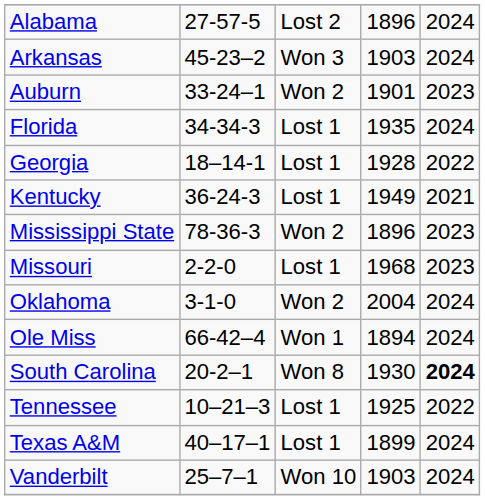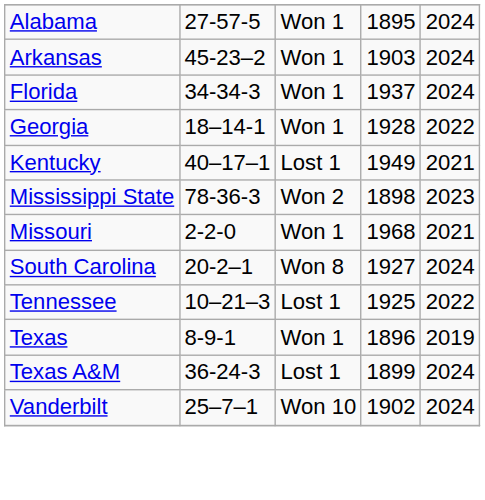(311, 22) Lost 2 -> (312, 22) Won 1
(391, 22) 1896 -> (391, 22) 1895
(312, 57) Won 3 -> (312, 57) Won 1
- row: (45, 92)
(311, 127) Lost 1 -> (312, 92) Won 1
(391, 127) 1935 -> (391, 92) 1937
(311, 162) Lost 1 -> (312, 127) Won 1
(222, 197) 36-24-3 -> (227, 162) 40–17–1
(391, 232) 1896 -> (391, 197) 1898
(311, 267) Lost 1 -> (312, 232) Won 1
(450, 267) 2023 -> (450, 232) 2021
- row: (60, 302)
- row: (53, 337)
(391, 372) 1930 -> (391, 267) 1927
(450, 372) bold -> (450, 267) normal
+ row: (39, 337)
(227, 442) 40–17–1 -> (222, 372) 36-24-3
(391, 477) 1903 -> (391, 407) 1902
